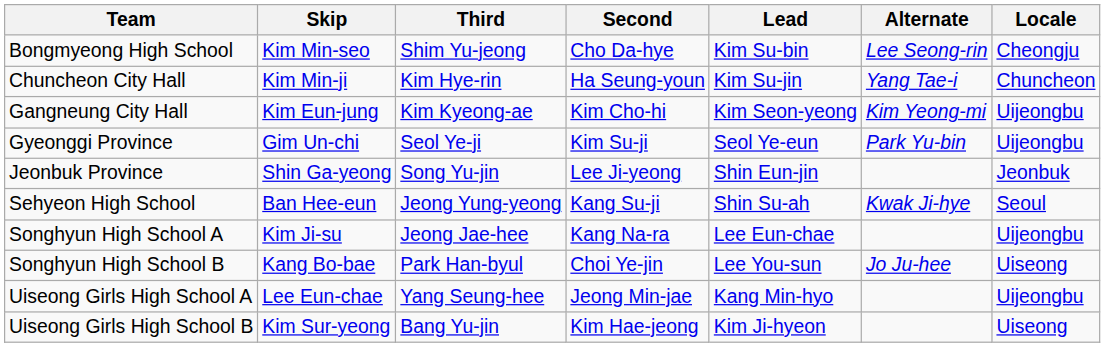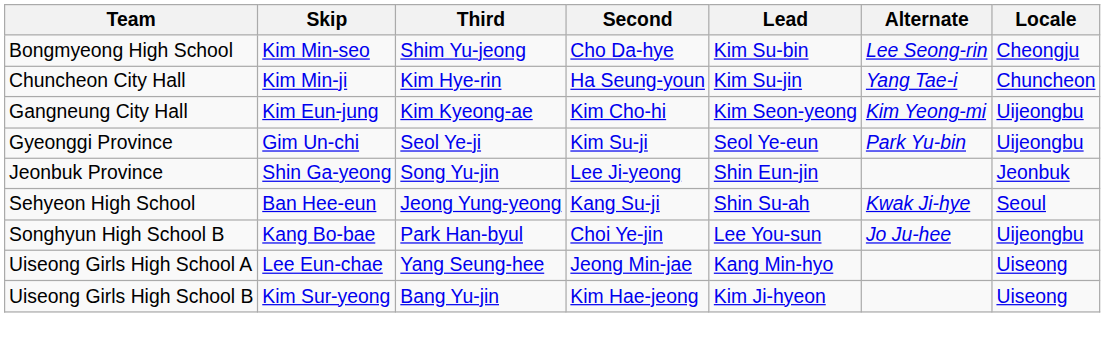- row: (116, 234)
(1032, 265) Uiseong -> (1040, 234) Uijeongbu
(1040, 296) Uijeongbu -> (1032, 265) Uiseong
